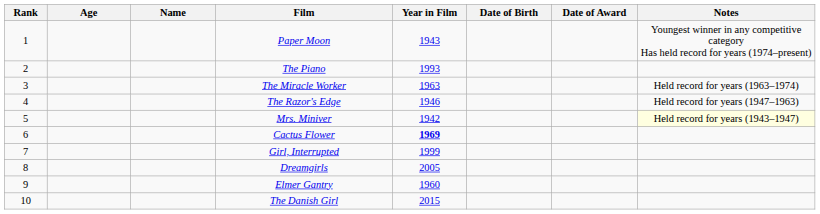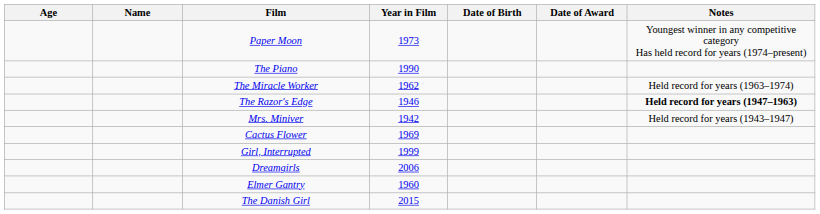- column: (26, 12)
(430, 40) 1943 -> (409, 40) 1973
(430, 69) 1993 -> (409, 69) 1990
(430, 85) 1963 -> (409, 85) 1962
(726, 102) normal -> (721, 102) bold
(726, 118) lightyellow background -> (721, 118) no background
(430, 135) bold -> (409, 135) normal
(430, 168) 2005 -> (409, 168) 2006
